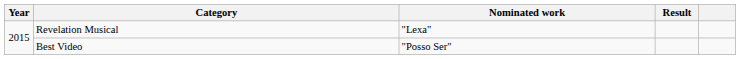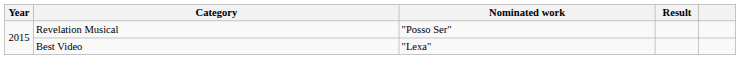(416, 29) "Lexa" -> (427, 29) "Posso Ser"
(427, 46) "Posso Ser" -> (416, 46) "Lexa"
